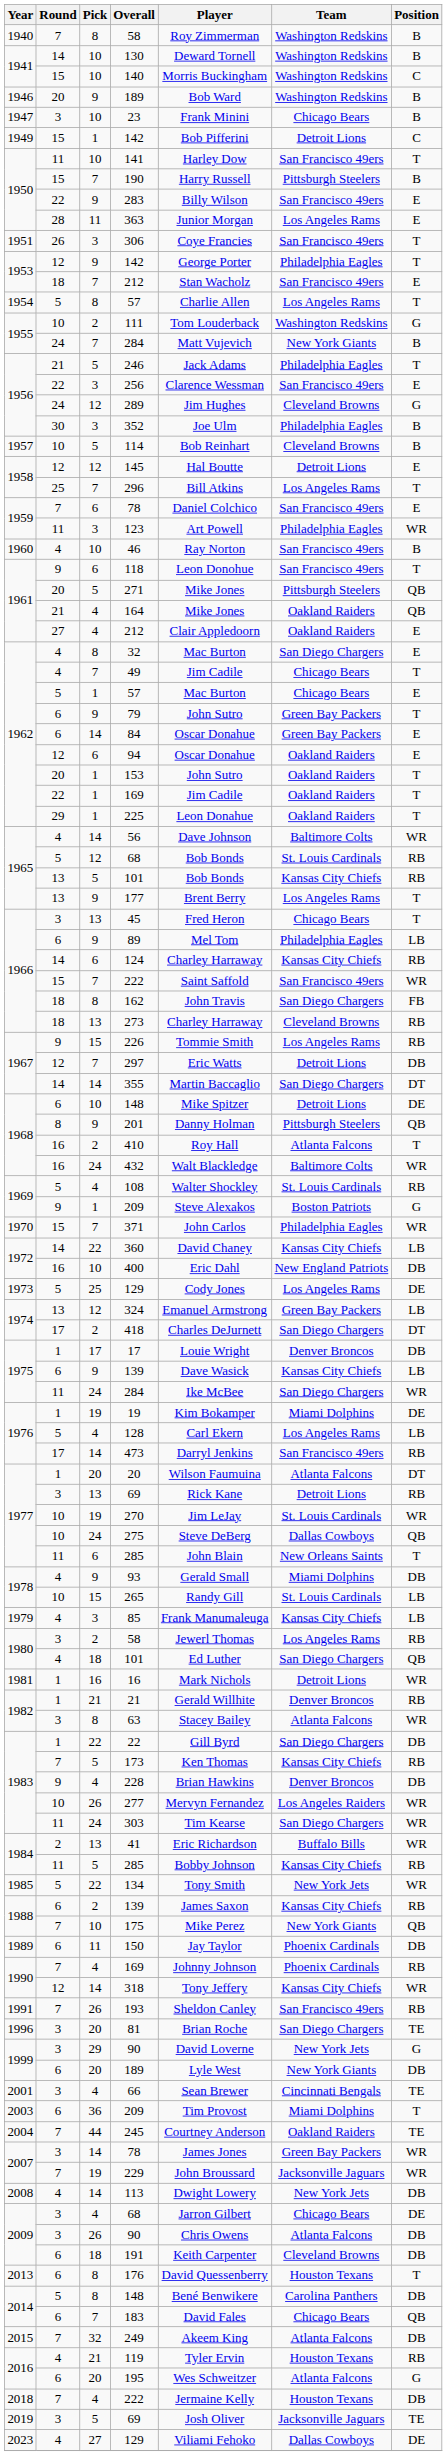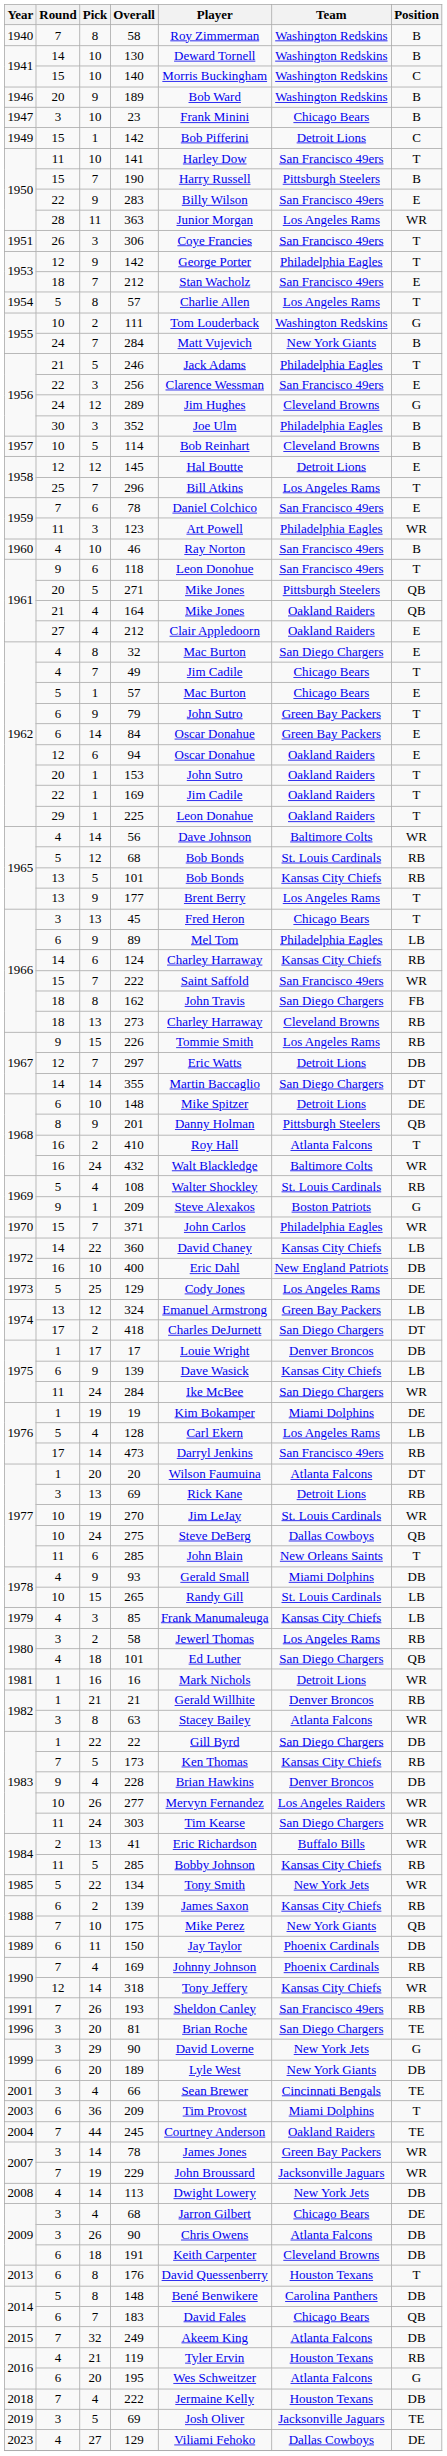(417, 220) E -> (417, 220) WR
